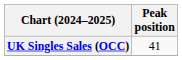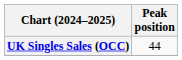(155, 45) 41 -> (155, 45) 44
